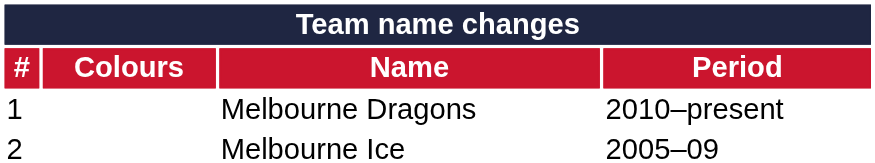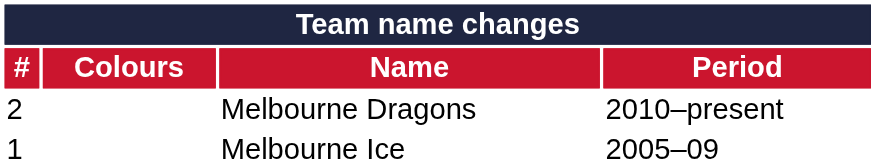(15, 109) 1 -> (15, 109) 2
(15, 149) 2 -> (15, 149) 1
